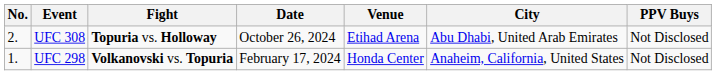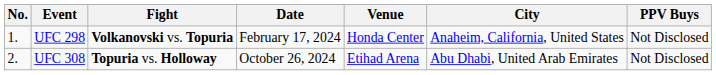rows swapped: (60, 59) <-> (60, 37)
